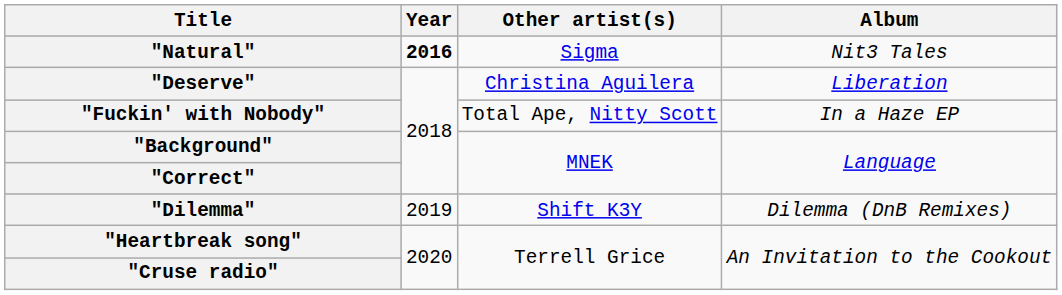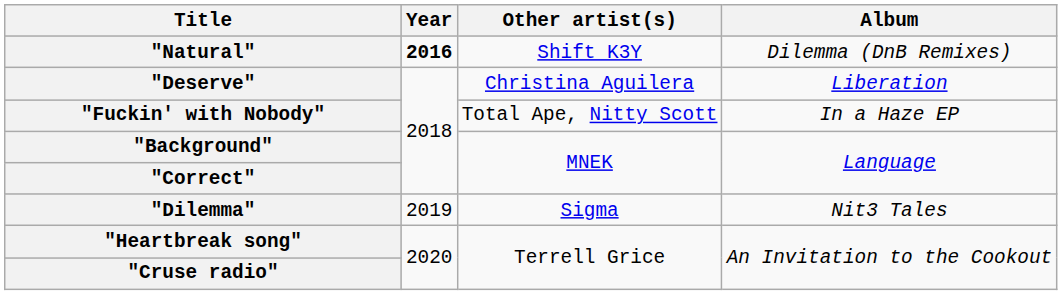(590, 52) Sigma -> (590, 52) Shift K3Y
(889, 52) Nit3 Tales -> (889, 52) Dilemma (DnB Remixes)
(590, 210) Shift K3Y -> (590, 210) Sigma
(889, 210) Dilemma (DnB Remixes) -> (889, 210) Nit3 Tales
